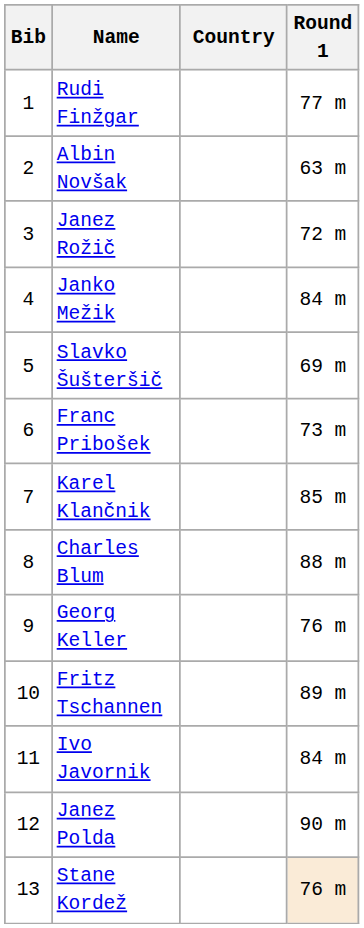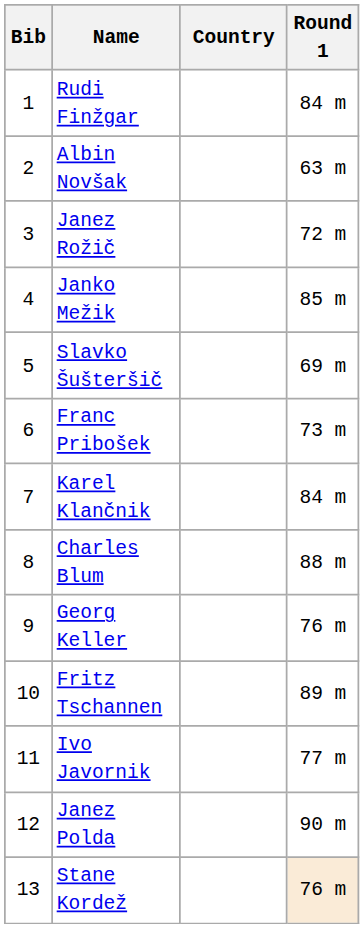(323, 103) 77 m -> (323, 103) 84 m
(323, 300) 84 m -> (323, 300) 85 m
(323, 497) 85 m -> (323, 497) 84 m
(323, 759) 84 m -> (323, 759) 77 m
